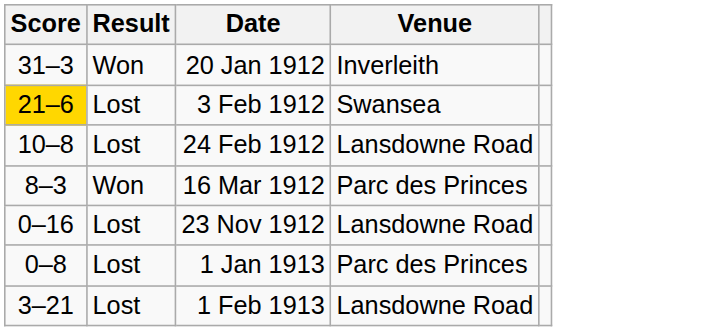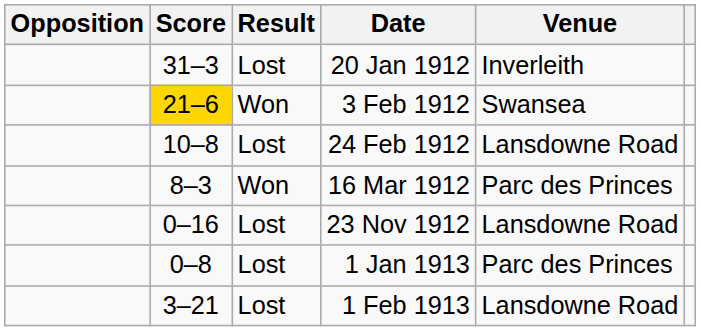+ column: (77, 24)
(118, 64) Won -> (261, 64) Lost
(116, 104) Lost -> (263, 104) Won
